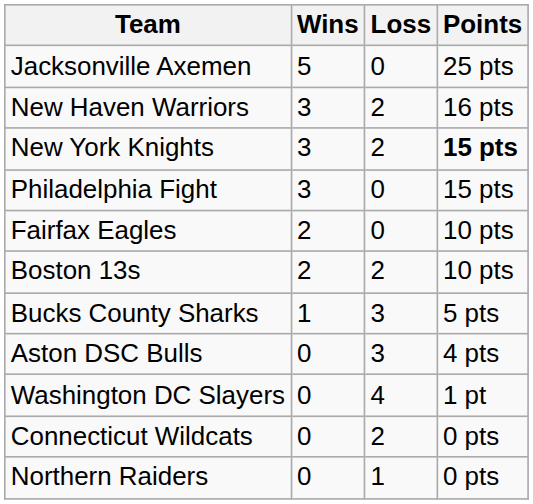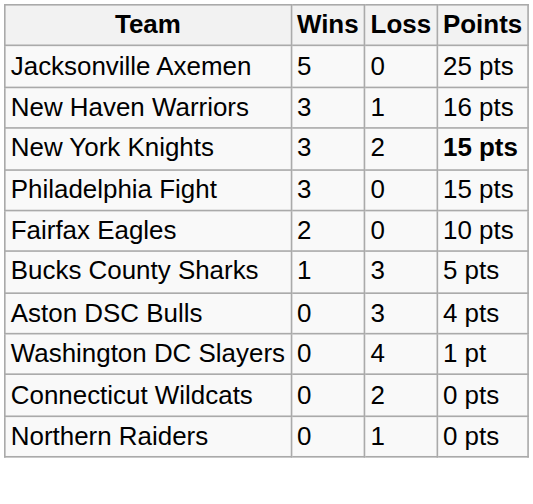(378, 107) 2 -> (378, 107) 1
- row: (76, 271)
